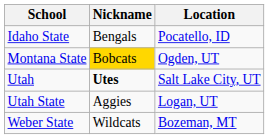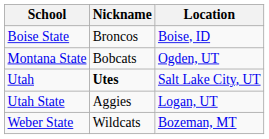+ row: (38, 36)
- row: (38, 36)
(115, 58) gold background -> (115, 58) no background
